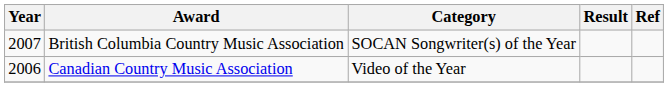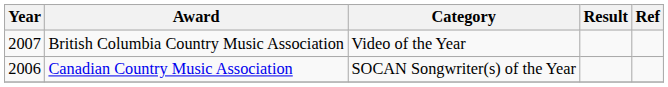(464, 43) SOCAN Songwriter(s) of the Year -> (409, 43) Video of the Year
(409, 69) Video of the Year -> (464, 69) SOCAN Songwriter(s) of the Year
